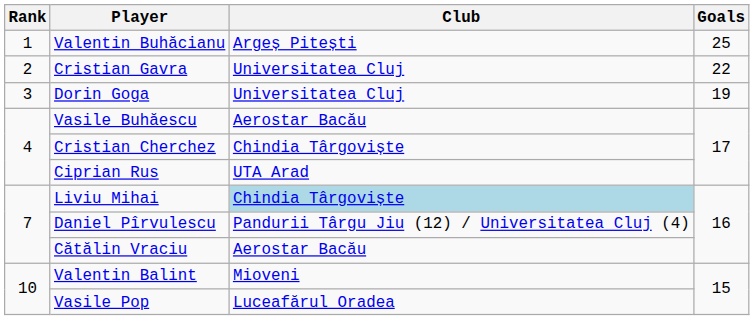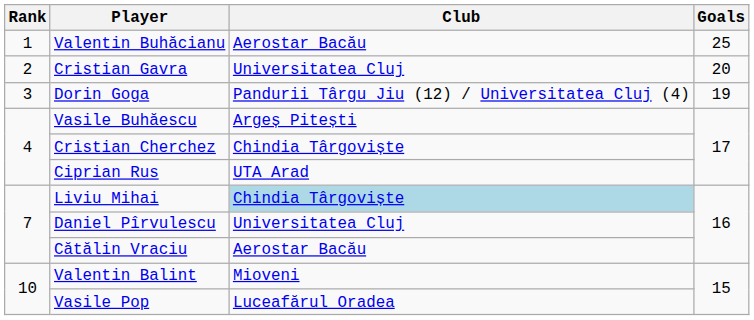(295, 43) Argeș Pitești -> (300, 43) Aerostar Bacău
(721, 69) 22 -> (721, 69) 20
(319, 95) Universitatea Cluj -> (461, 95) Pandurii Târgu Jiu (12) / Universitatea Cluj (4)
(300, 121) Aerostar Bacău -> (295, 121) Argeș Pitești
(461, 224) Pandurii Târgu Jiu (12) / Universitatea Cluj (4) -> (319, 224) Universitatea Cluj
